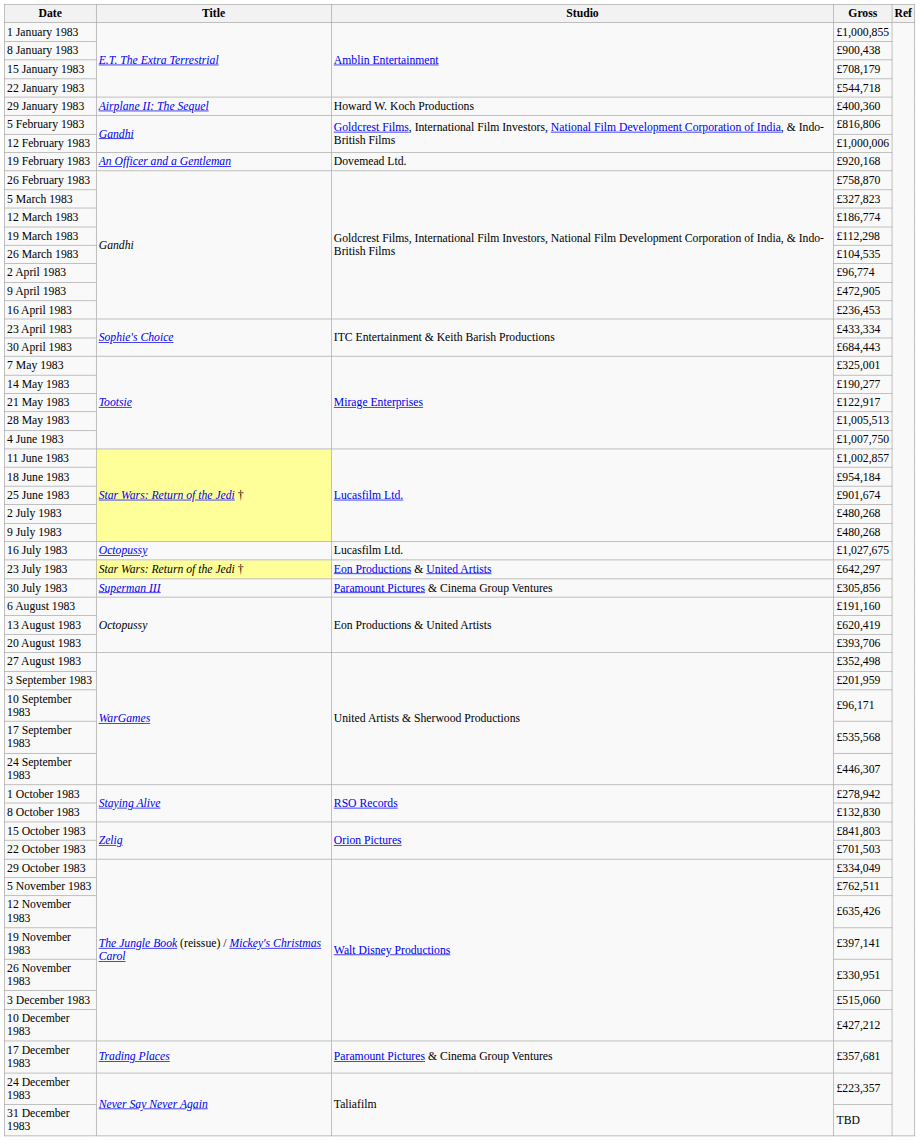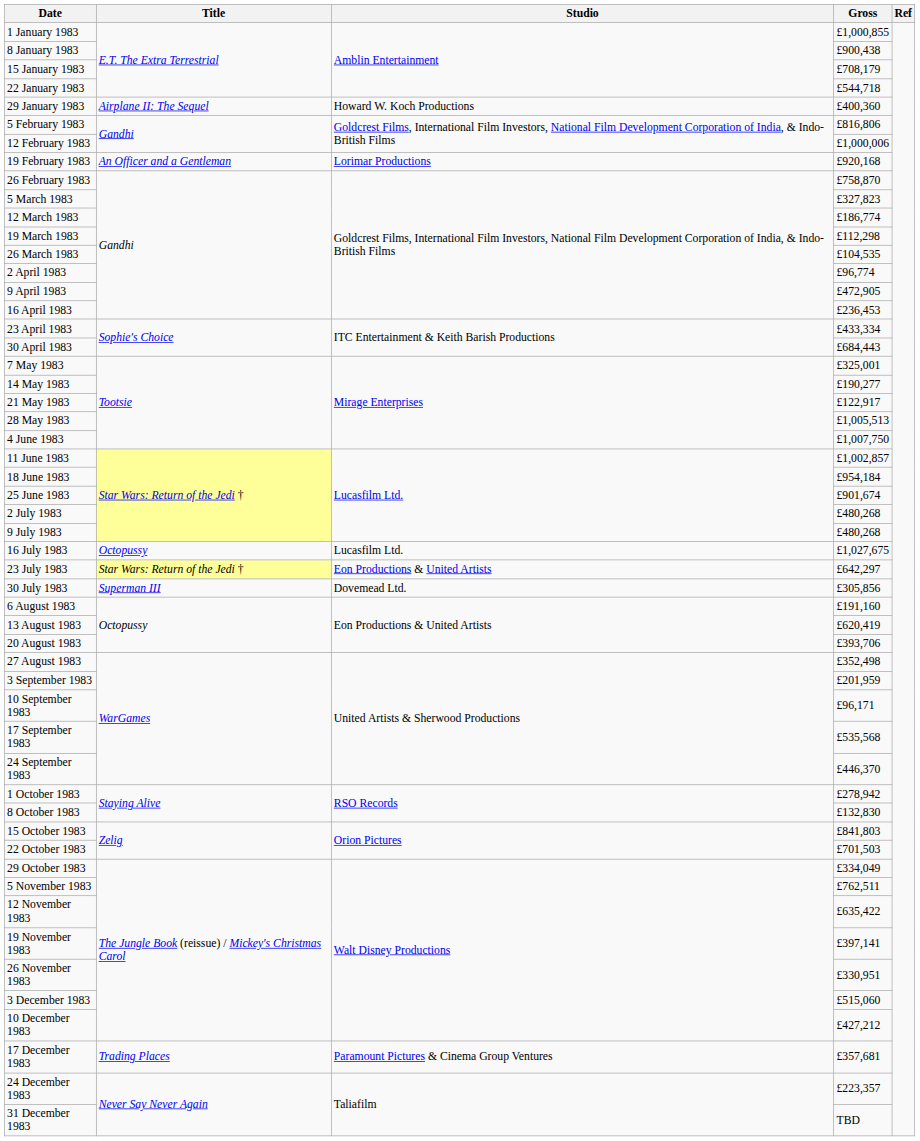(370, 161) Dovemead Ltd. -> (382, 161) Lorimar Productions
(443, 587) Paramount Pictures & Cinema Group Ventures -> (370, 587) Dovemead Ltd.
(858, 769) £446,307 -> (858, 769) £446,370
(858, 911) £635,426 -> (858, 911) £635,422
